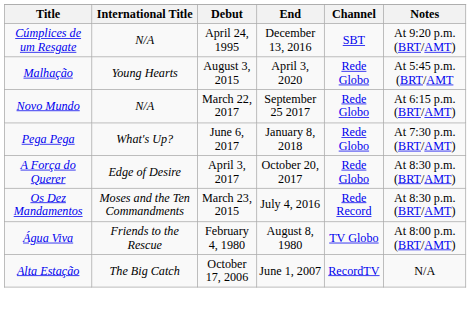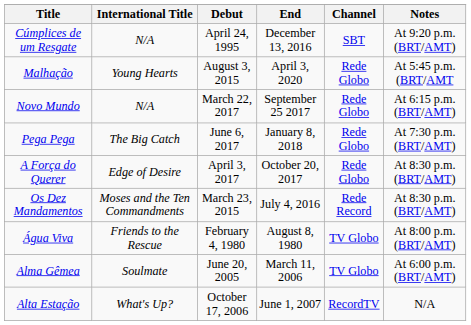(145, 139) What's Up? -> (145, 139) The Big Catch
+ row: (48, 271)
(145, 271) The Big Catch -> (145, 303) What's Up?
